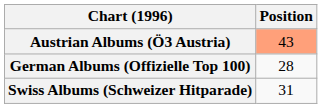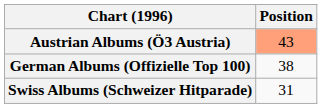(286, 66) 28 -> (286, 66) 38
